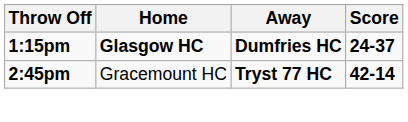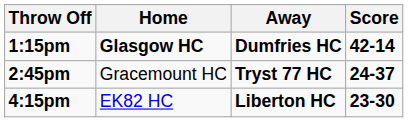(372, 46) 24-37 -> (372, 46) 42-14
(372, 74) 42-14 -> (372, 74) 24-37
+ row: (39, 102)
